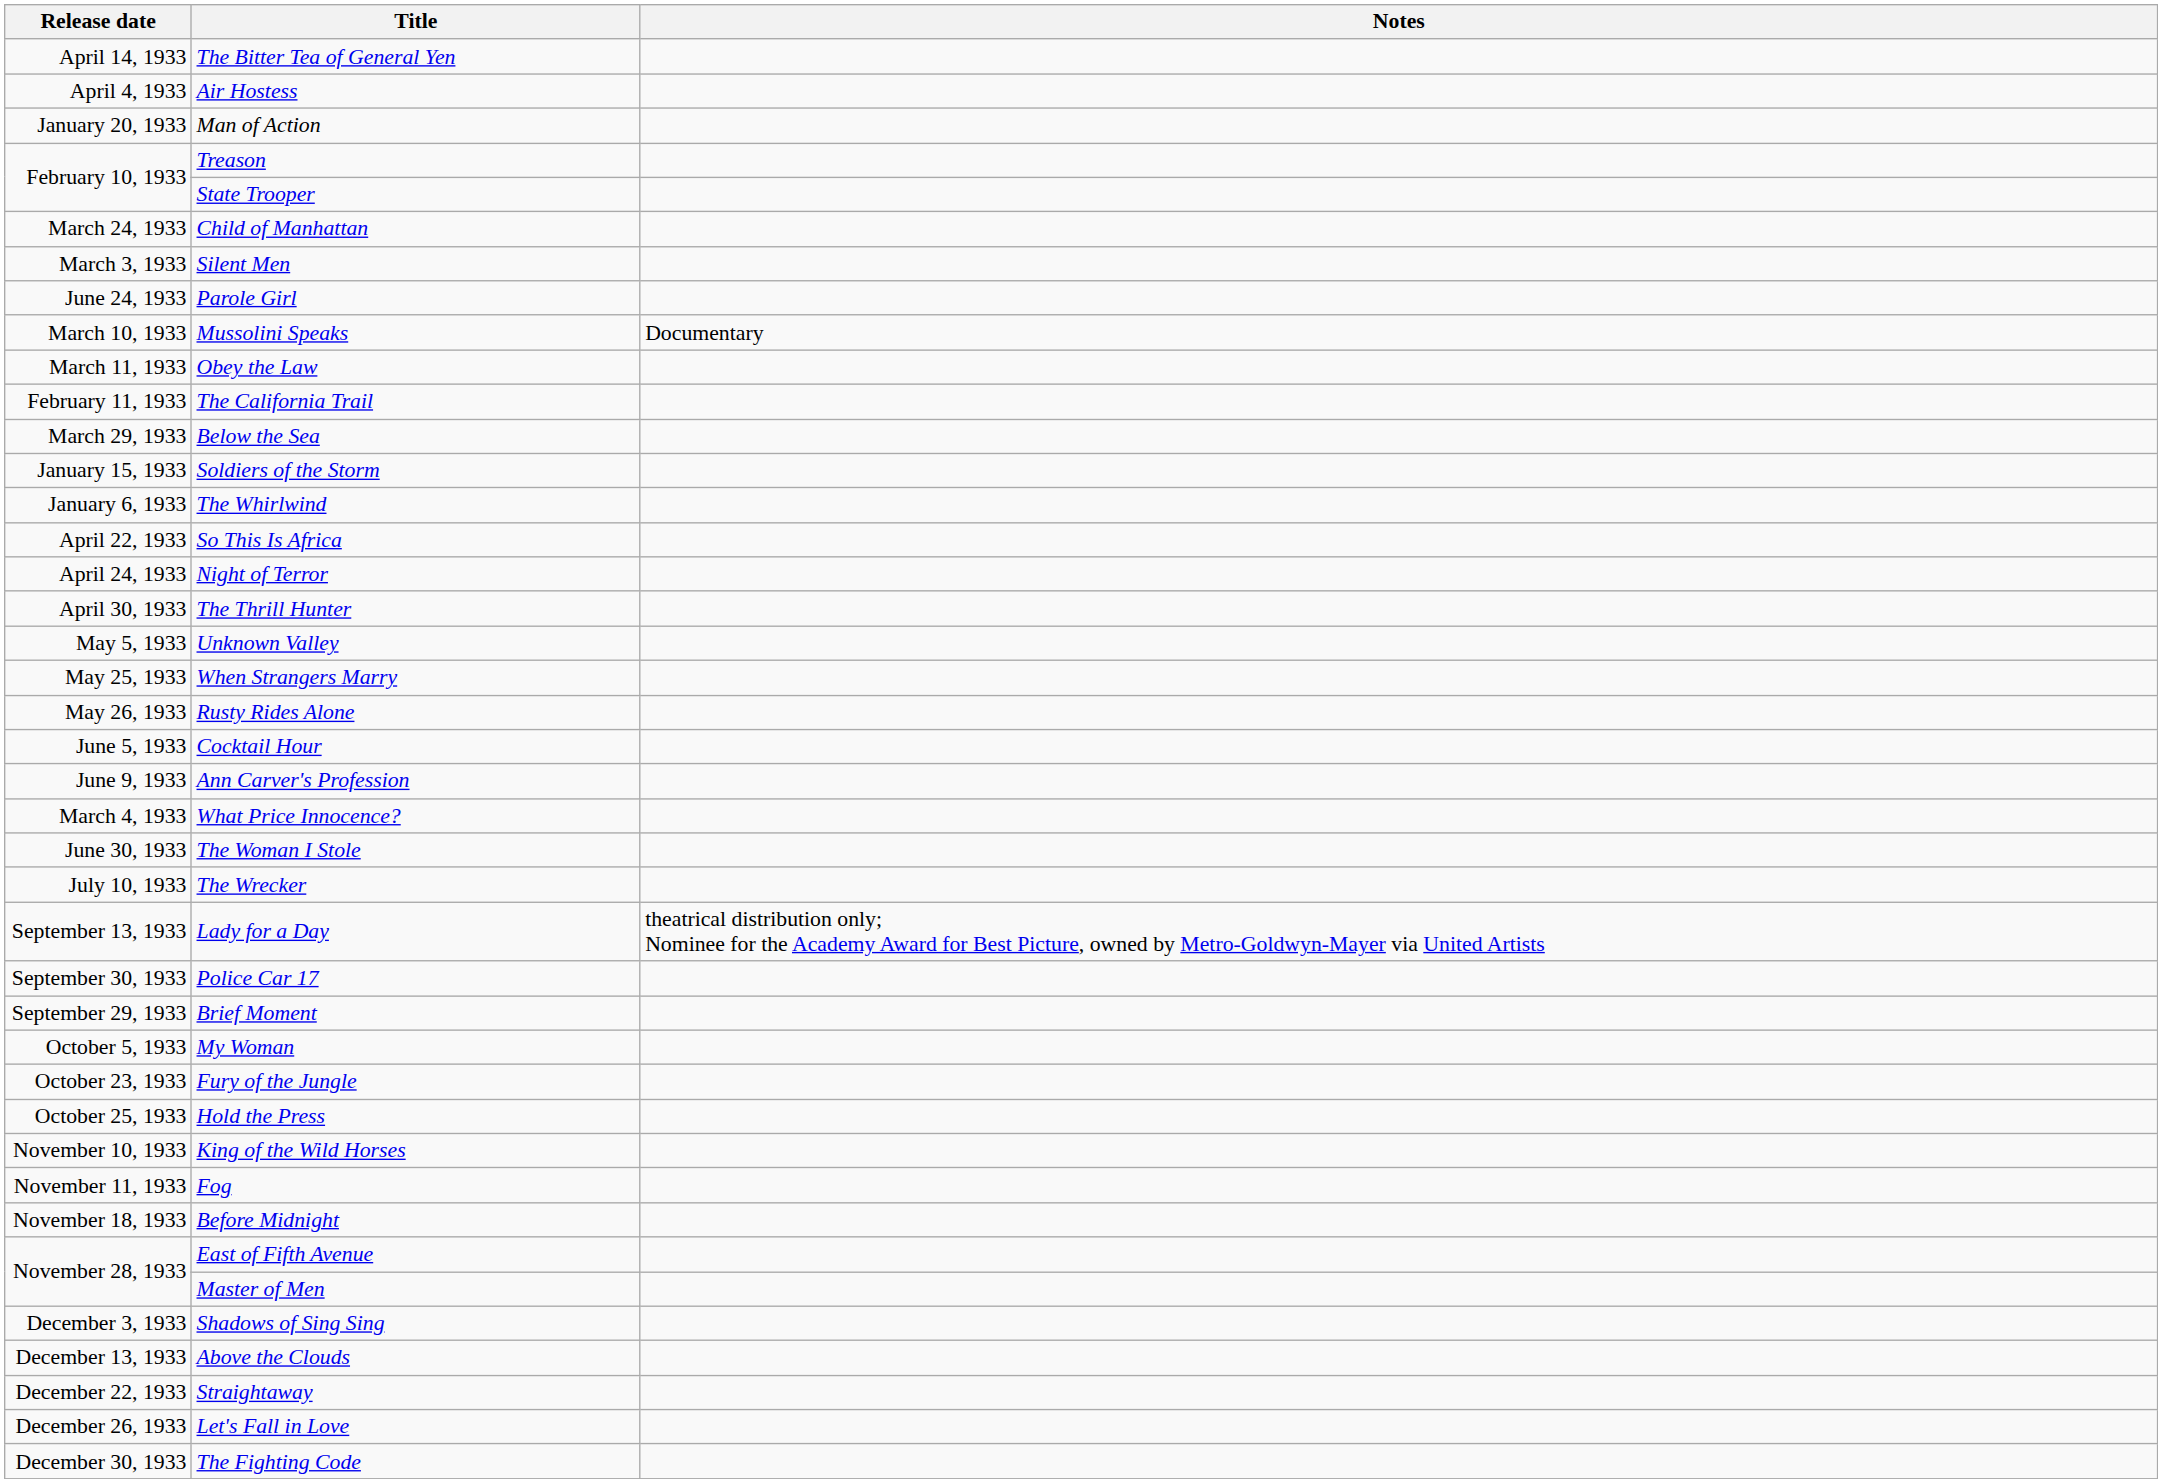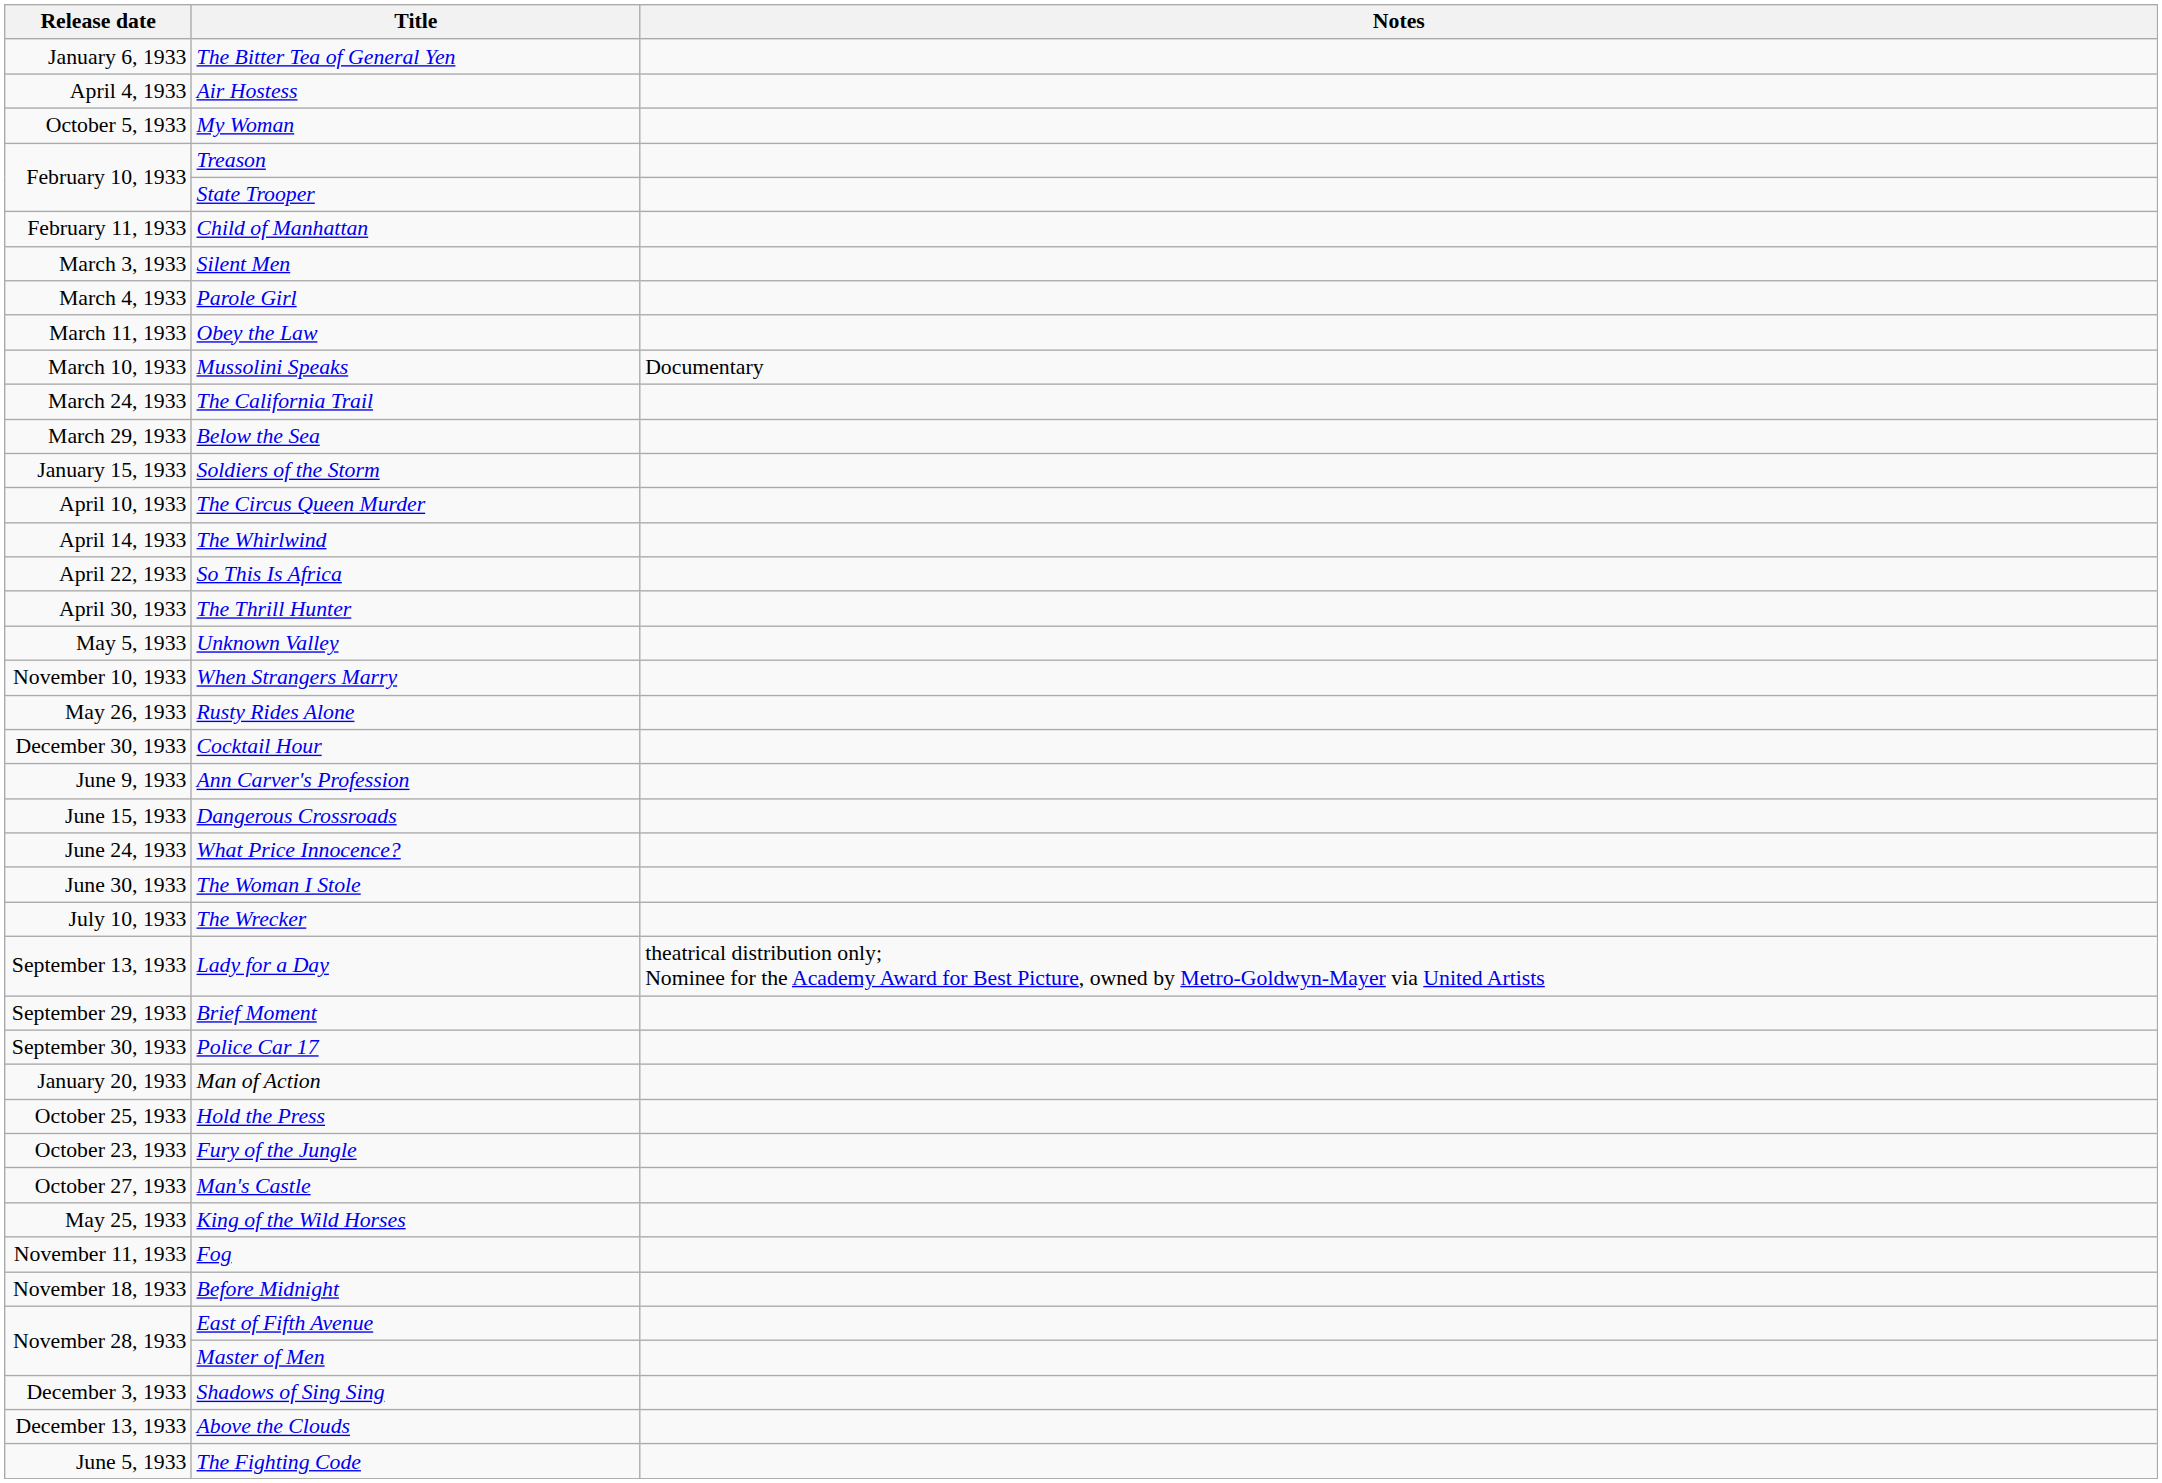(123, 56) April 14, 1933 -> (117, 56) January 6, 1933
rows swapped: (259, 125) <-> (245, 1047)
(117, 228) March 24, 1933 -> (107, 228) February 11, 1933
(126, 297) June 24, 1933 -> (123, 297) March 4, 1933
rows swapped: (272, 332) <-> (257, 366)
(107, 401) February 11, 1933 -> (117, 401) March 24, 1933
+ row: (311, 504)
(117, 504) January 6, 1933 -> (123, 539) April 14, 1933
- row: (262, 573)
(126, 677) May 25, 1933 -> (100, 677) November 10, 1933
(131, 746) June 5, 1933 -> (101, 746) December 30, 1933
+ row: (297, 815)
(123, 815) March 4, 1933 -> (126, 849) June 24, 1933
rows swapped: (257, 1012) <-> (258, 978)
rows swapped: (277, 1081) <-> (261, 1116)
+ row: (254, 1185)
(100, 1150) November 10, 1933 -> (126, 1219) May 25, 1933
- row: (255, 1392)
- row: (273, 1426)
(101, 1461) December 30, 1933 -> (131, 1461) June 5, 1933
